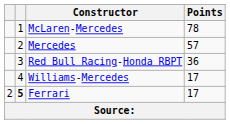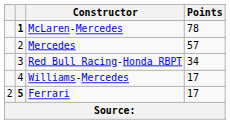(21, 29) normal -> (21, 29) bold
(193, 62) 36 -> (193, 62) 34
